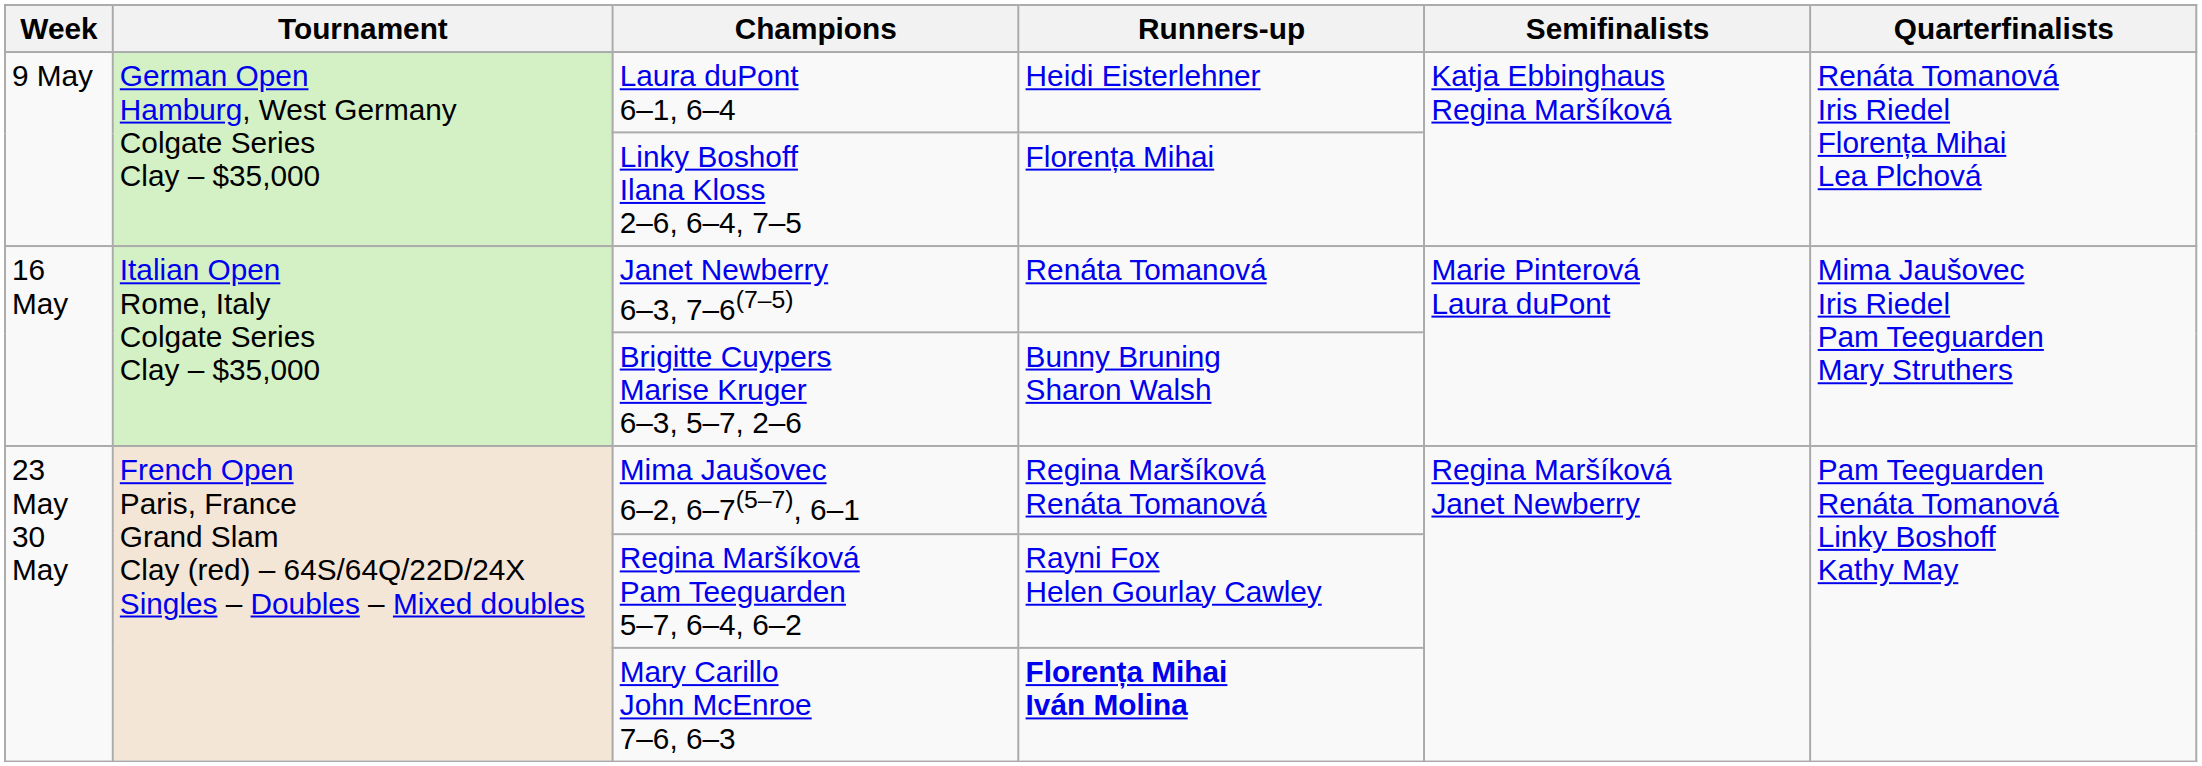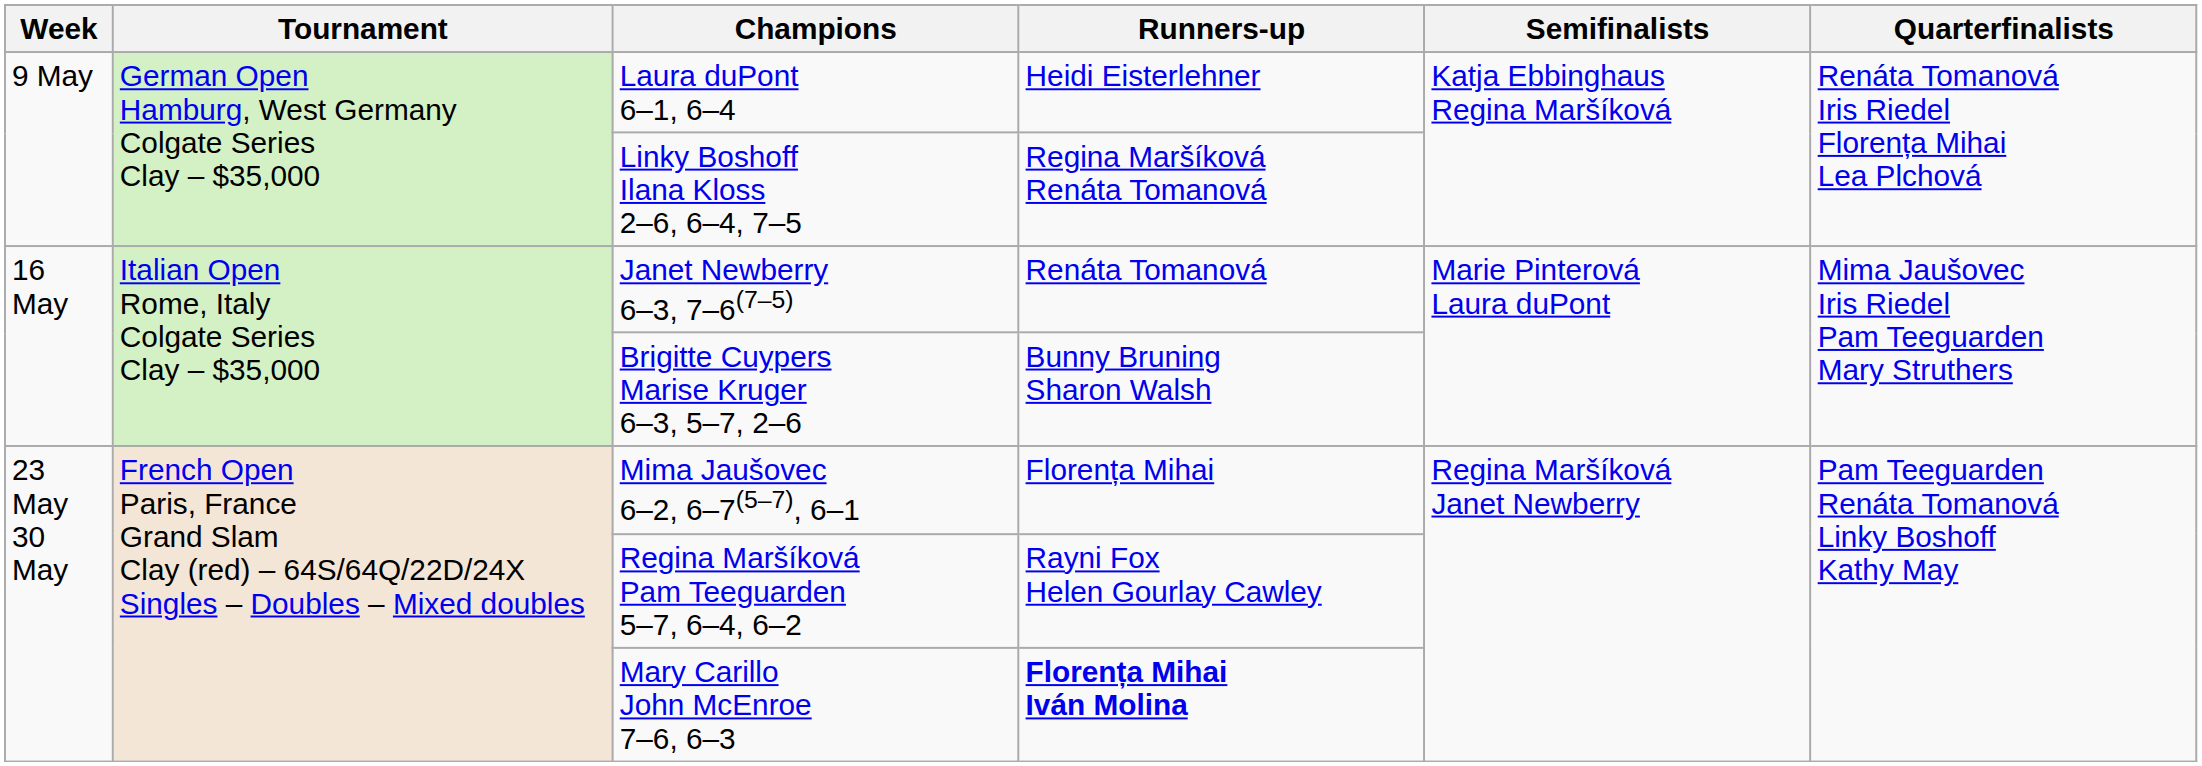(1120, 156) Florența Mihai -> (1146, 173) Regina Maršíková Renáta Tomanová
(1146, 487) Regina Maršíková Renáta Tomanová -> (1120, 470) Florența Mihai
